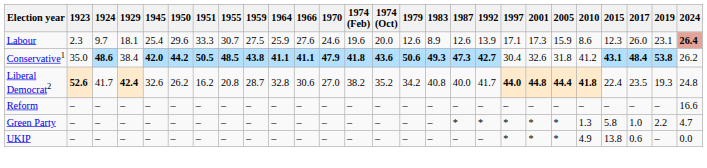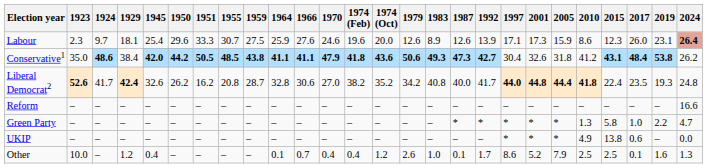+ row: (18, 154)
